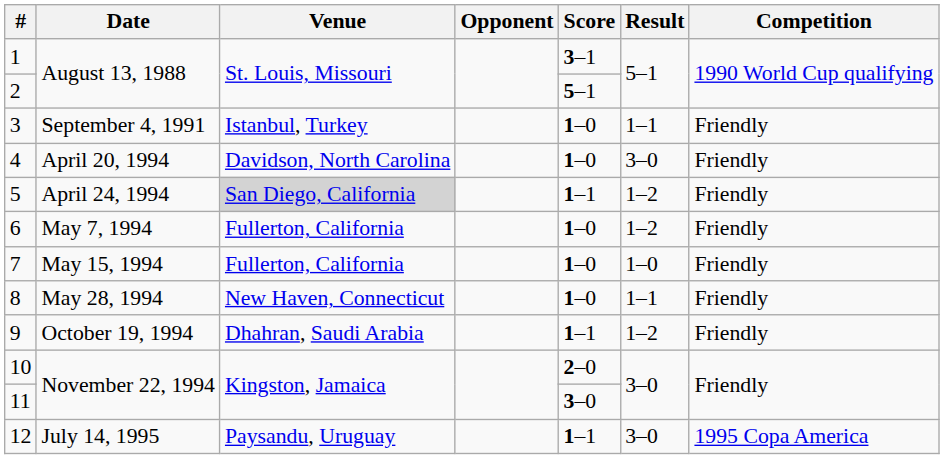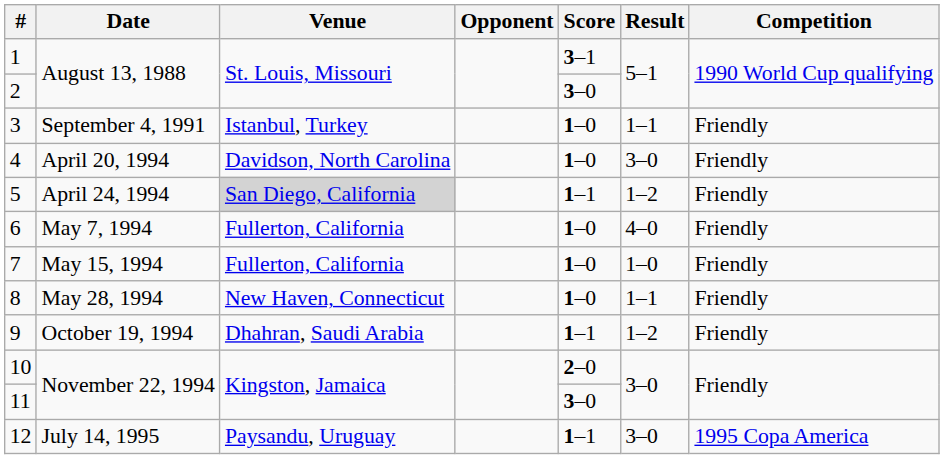(580, 90) 5–1 -> (580, 90) 3–0
(641, 228) 1–2 -> (641, 228) 4–0
